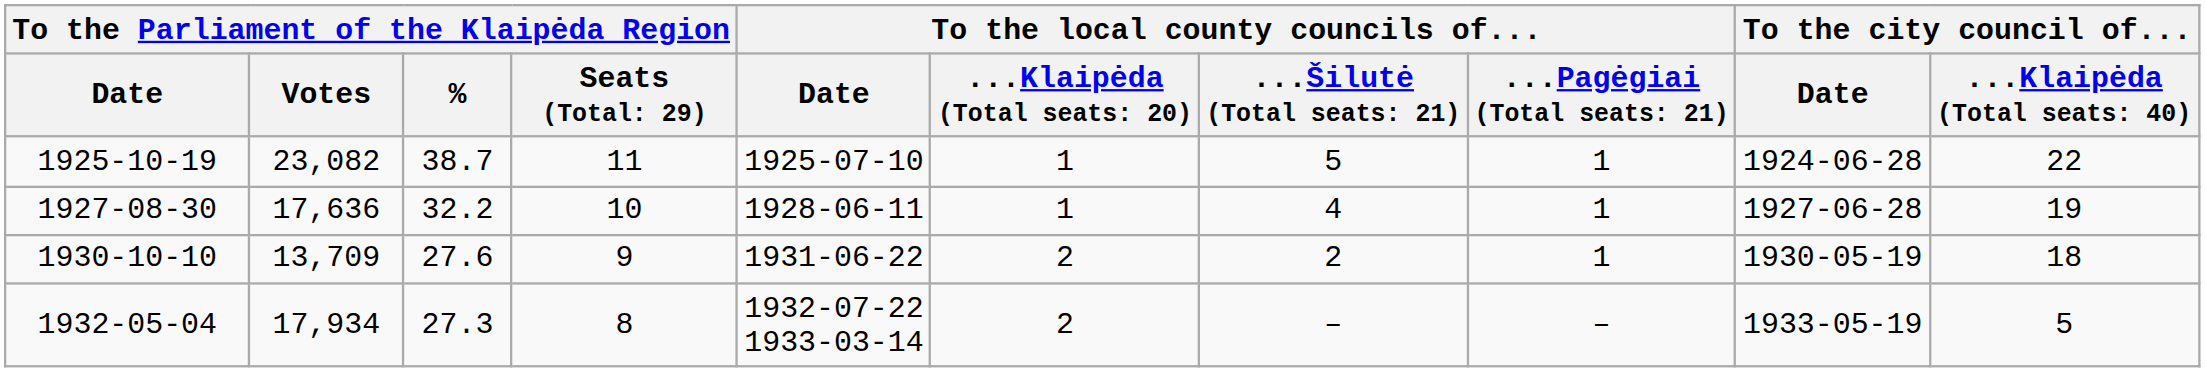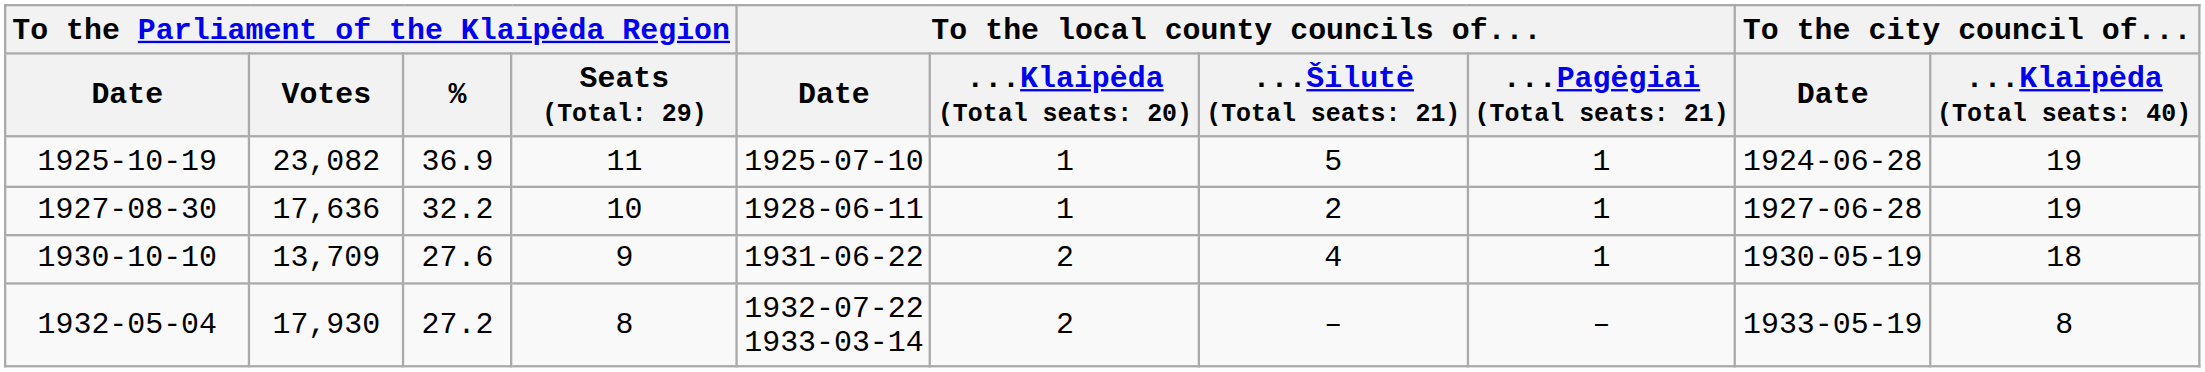(457, 161) 38.7 -> (457, 161) 36.9
(2064, 161) 22 -> (2064, 161) 19
(1333, 210) 4 -> (1333, 210) 2
(1333, 259) 2 -> (1333, 259) 4
(326, 325) 17,934 -> (326, 325) 17,930
(457, 325) 27.3 -> (457, 325) 27.2
(2064, 325) 5 -> (2064, 325) 8
